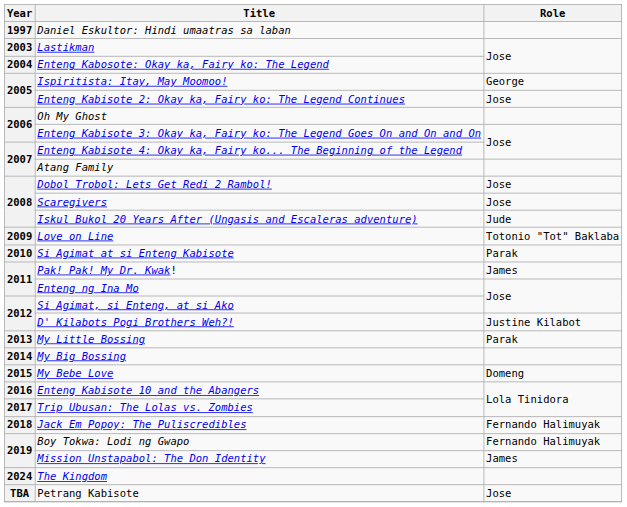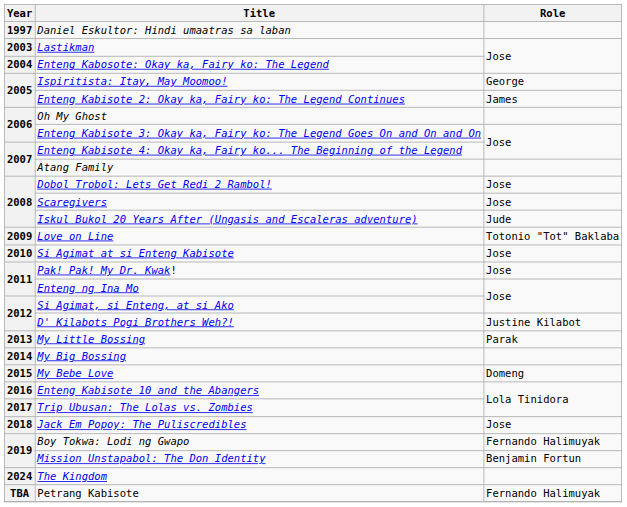(499, 99) Jose -> (502, 99) James
(502, 253) Parak -> (499, 253) Jose
(502, 270) James -> (499, 270) Jose
(543, 425) Fernando Halimuyak -> (499, 425) Jose
(502, 459) James -> (534, 459) Benjamin Fortun
(499, 494) Jose -> (543, 494) Fernando Halimuyak
